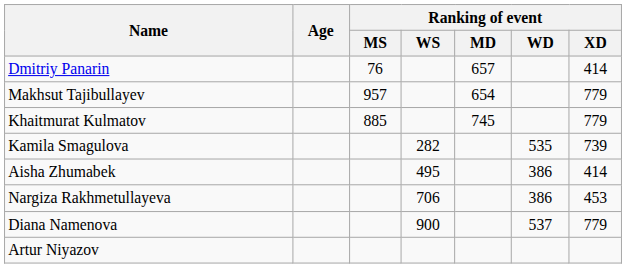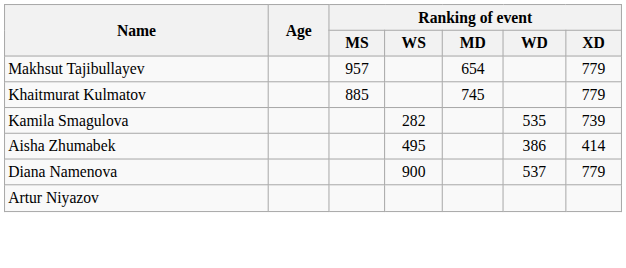- row: (59, 69)
- row: (89, 198)
